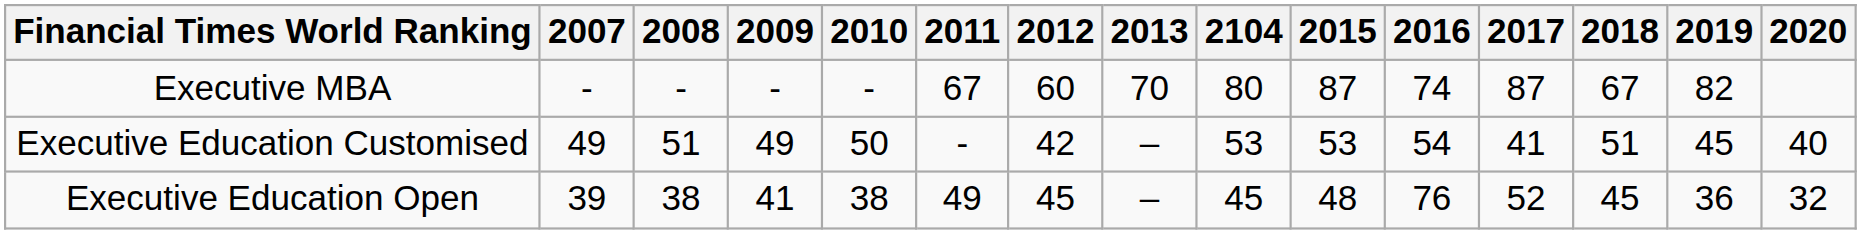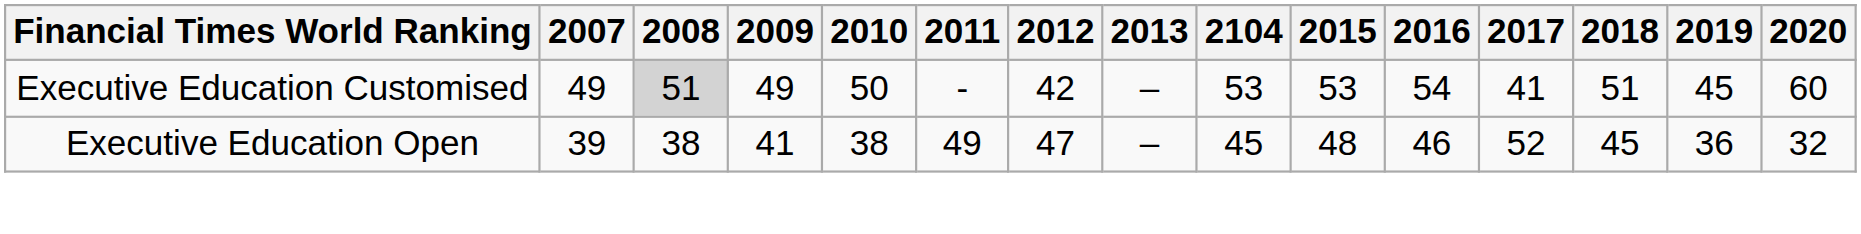- row: (272, 87)
(681, 143) no background -> (681, 87) lightgrey background
(1808, 143) 40 -> (1808, 87) 60
(1055, 198) 45 -> (1055, 143) 47
(1432, 198) 76 -> (1432, 143) 46
